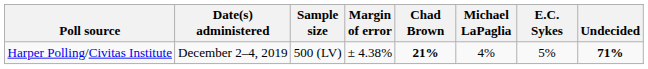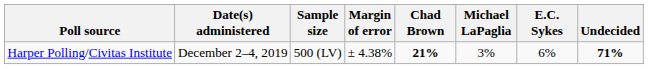(486, 52) 4% -> (486, 52) 3%
(547, 52) 5% -> (547, 52) 6%
